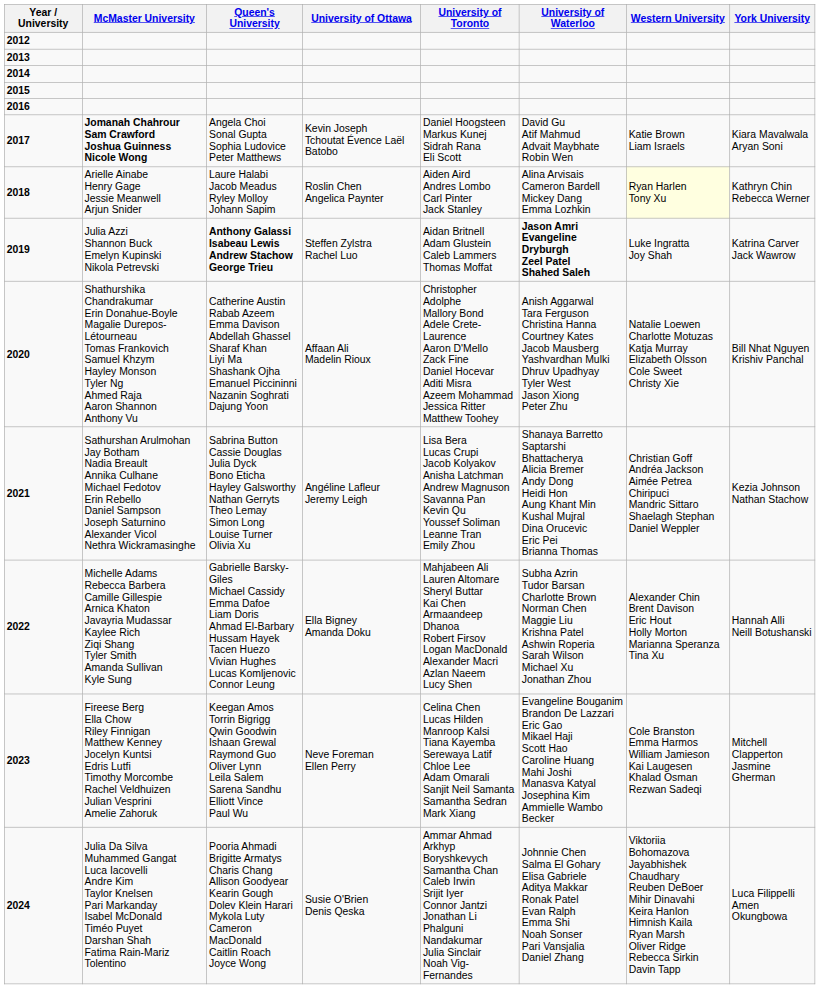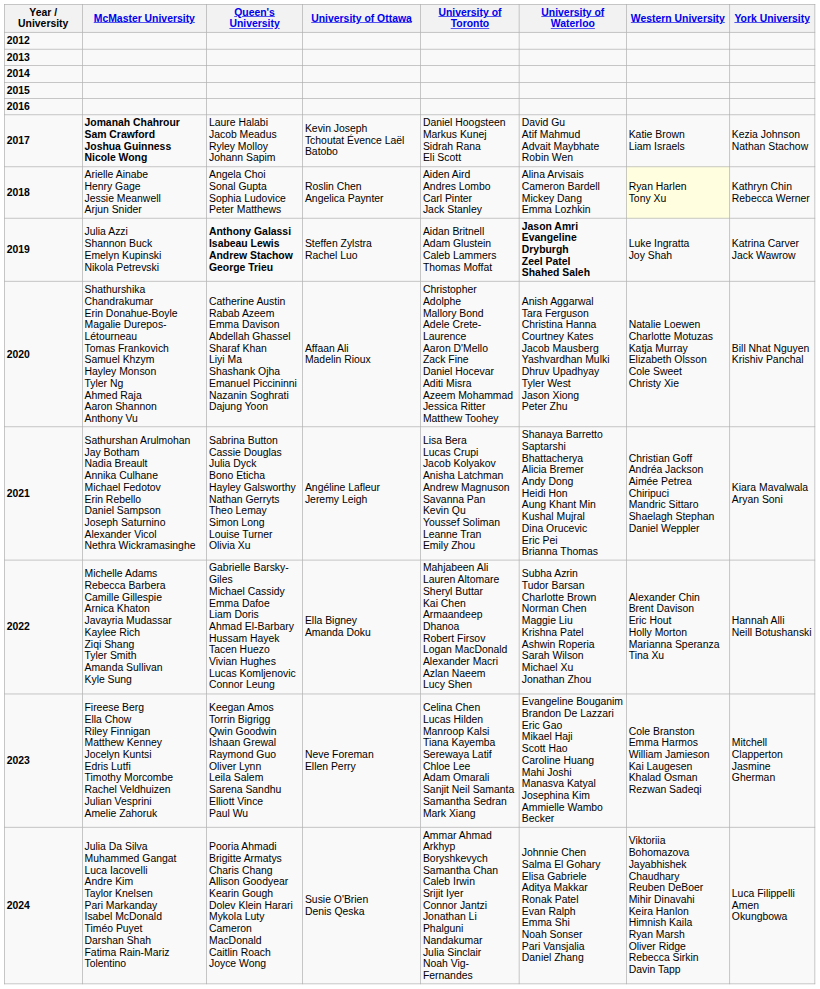(247, 140) Angela Choi Sonal Gupta Sophia Ludovice Peter Matthews -> (243, 140) Laure Halabi Jacob Meadus Ryley Molloy Johann Sapim
(770, 140) Kiara Mavalwala Aryan Soni -> (770, 140) Kezia Johnson Nathan Stachow
(243, 192) Laure Halabi Jacob Meadus Ryley Molloy Johann Sapim -> (247, 192) Angela Choi Sonal Gupta Sophia Ludovice Peter Matthews
(770, 493) Kezia Johnson Nathan Stachow -> (770, 493) Kiara Mavalwala Aryan Soni
